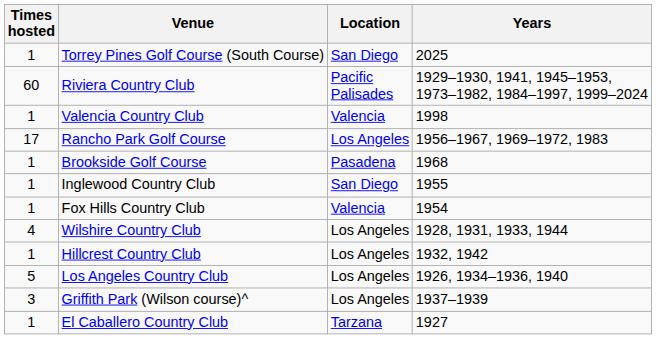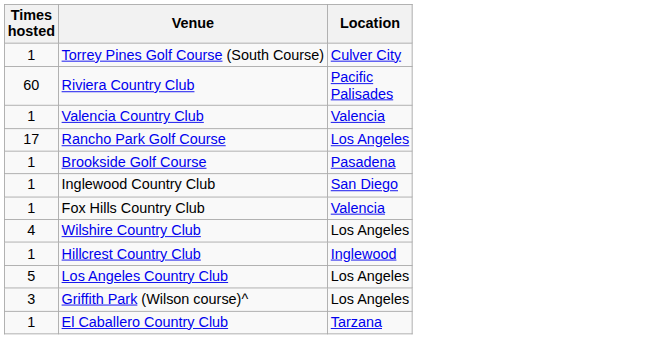- column: (532, 24)
(364, 54) San Diego -> (366, 54) Culver City
(370, 253) Los Angeles -> (364, 253) Inglewood
